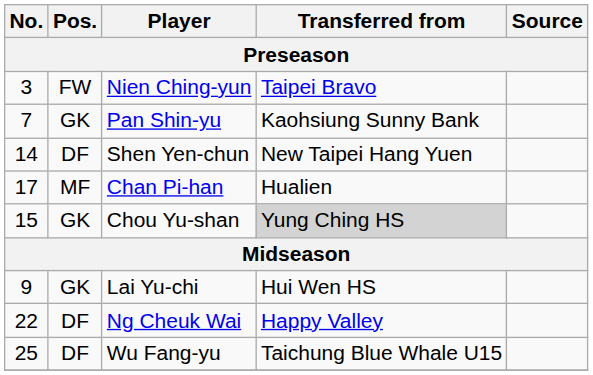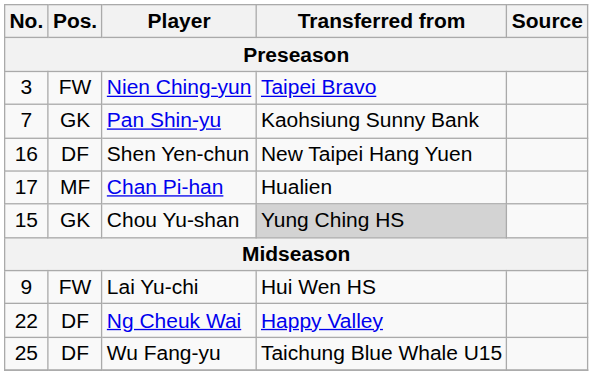(26, 154) 14 -> (26, 154) 16
(75, 287) GK -> (75, 287) FW
